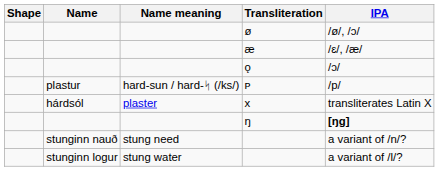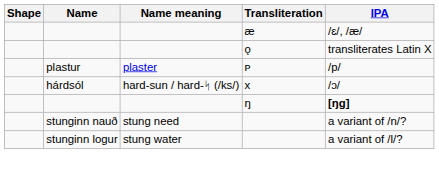- row: (82, 31)
(334, 67) /ɔ/ -> (380, 49) transliterates Latin X
(181, 85) hard-sun / hard-ᛋ (/ks/) -> (140, 67) plaster
(140, 103) plaster -> (181, 85) hard-sun / hard-ᛋ (/ks/)
(380, 103) transliterates Latin X -> (334, 85) /ɔ/
